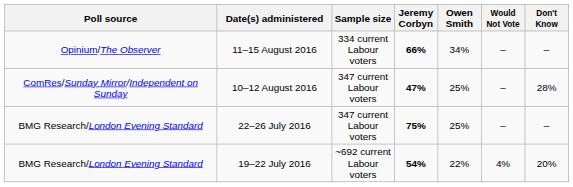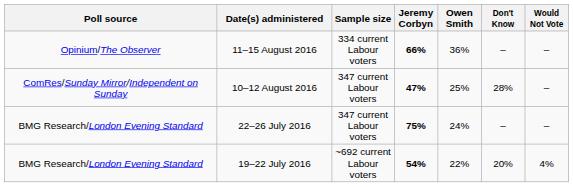columns swapped: (547, 19) <-> (503, 19)
(459, 50) 34% -> (459, 50) 36%
(459, 126) 25% -> (459, 126) 24%
